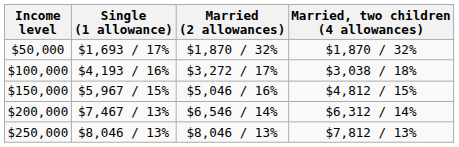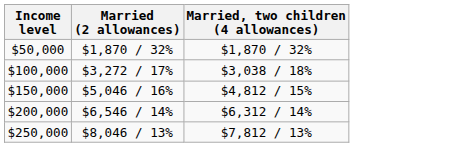- column: (124, 22)
